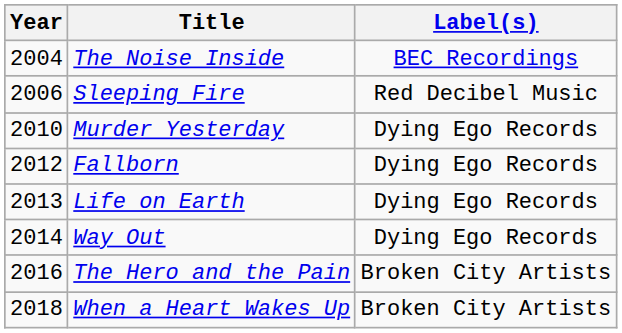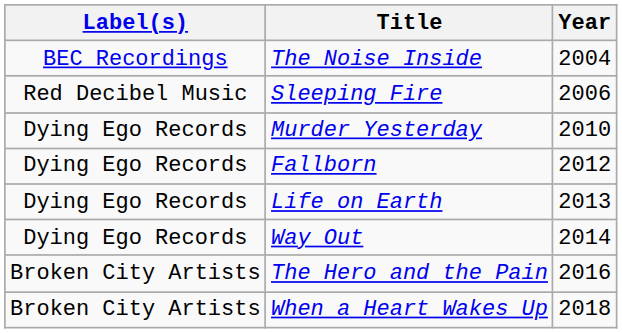columns swapped: (36, 23) <-> (486, 23)
